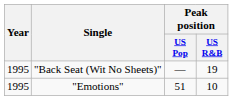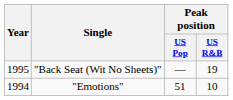(18, 87) 1995 -> (18, 87) 1994
